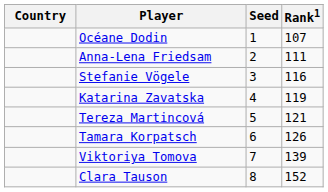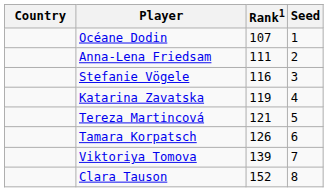columns swapped: (302, 16) <-> (264, 16)
